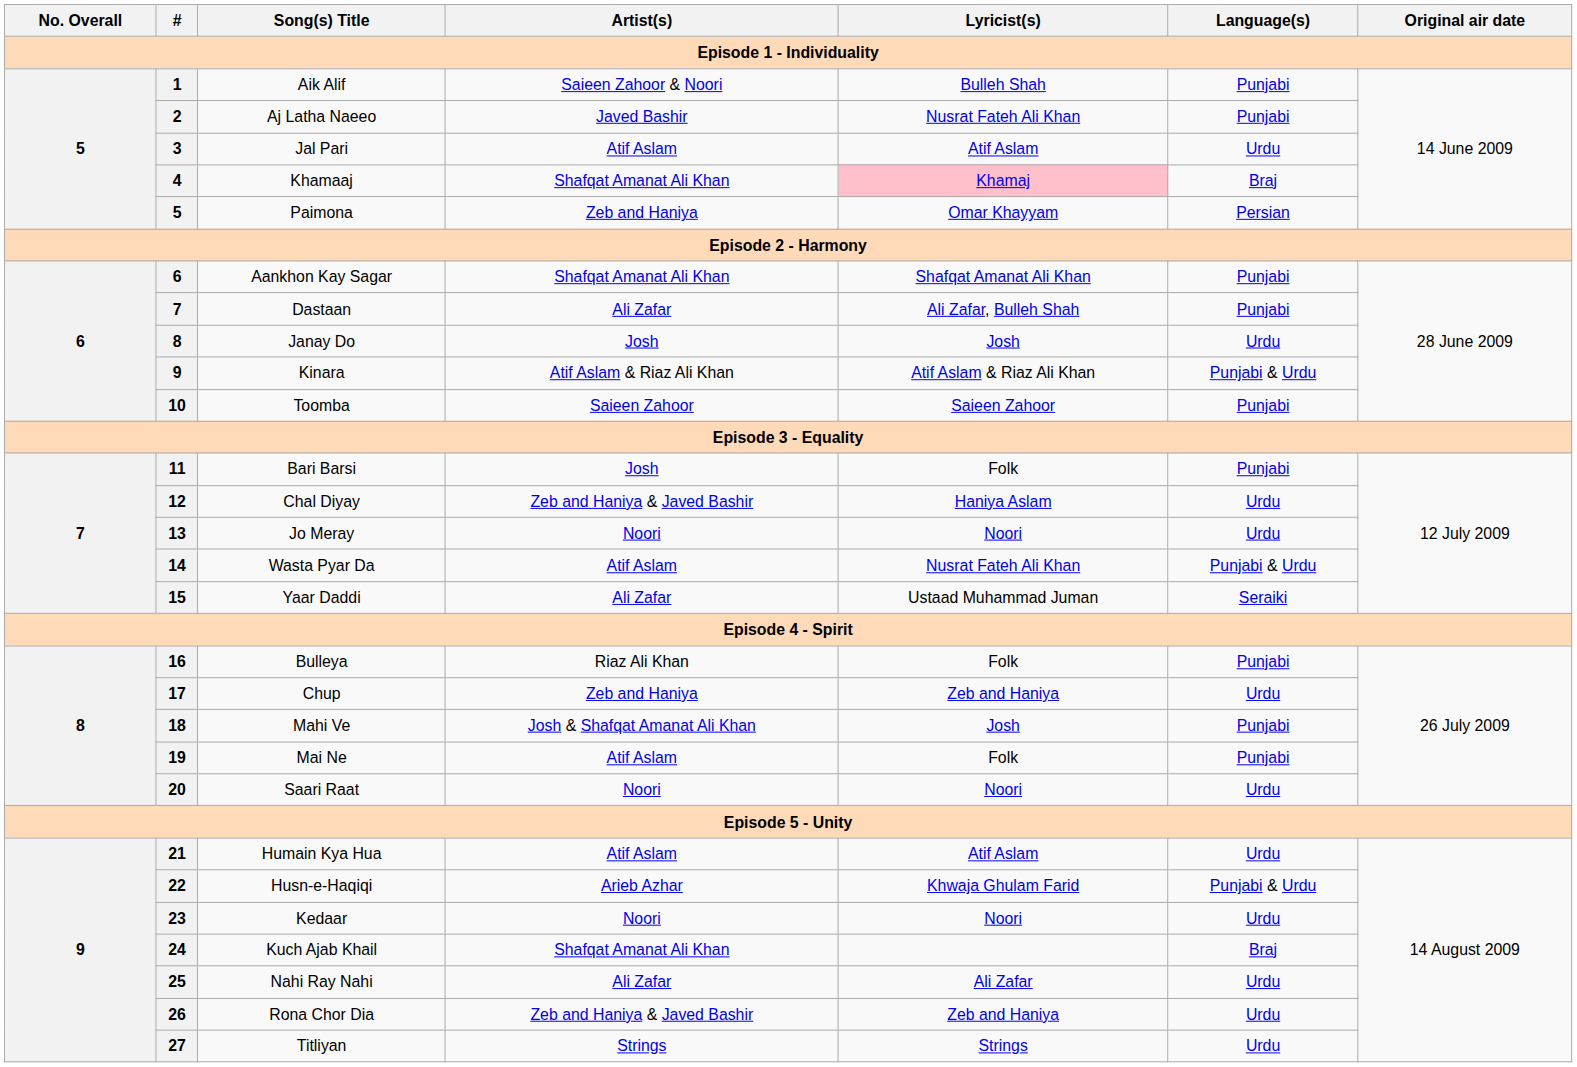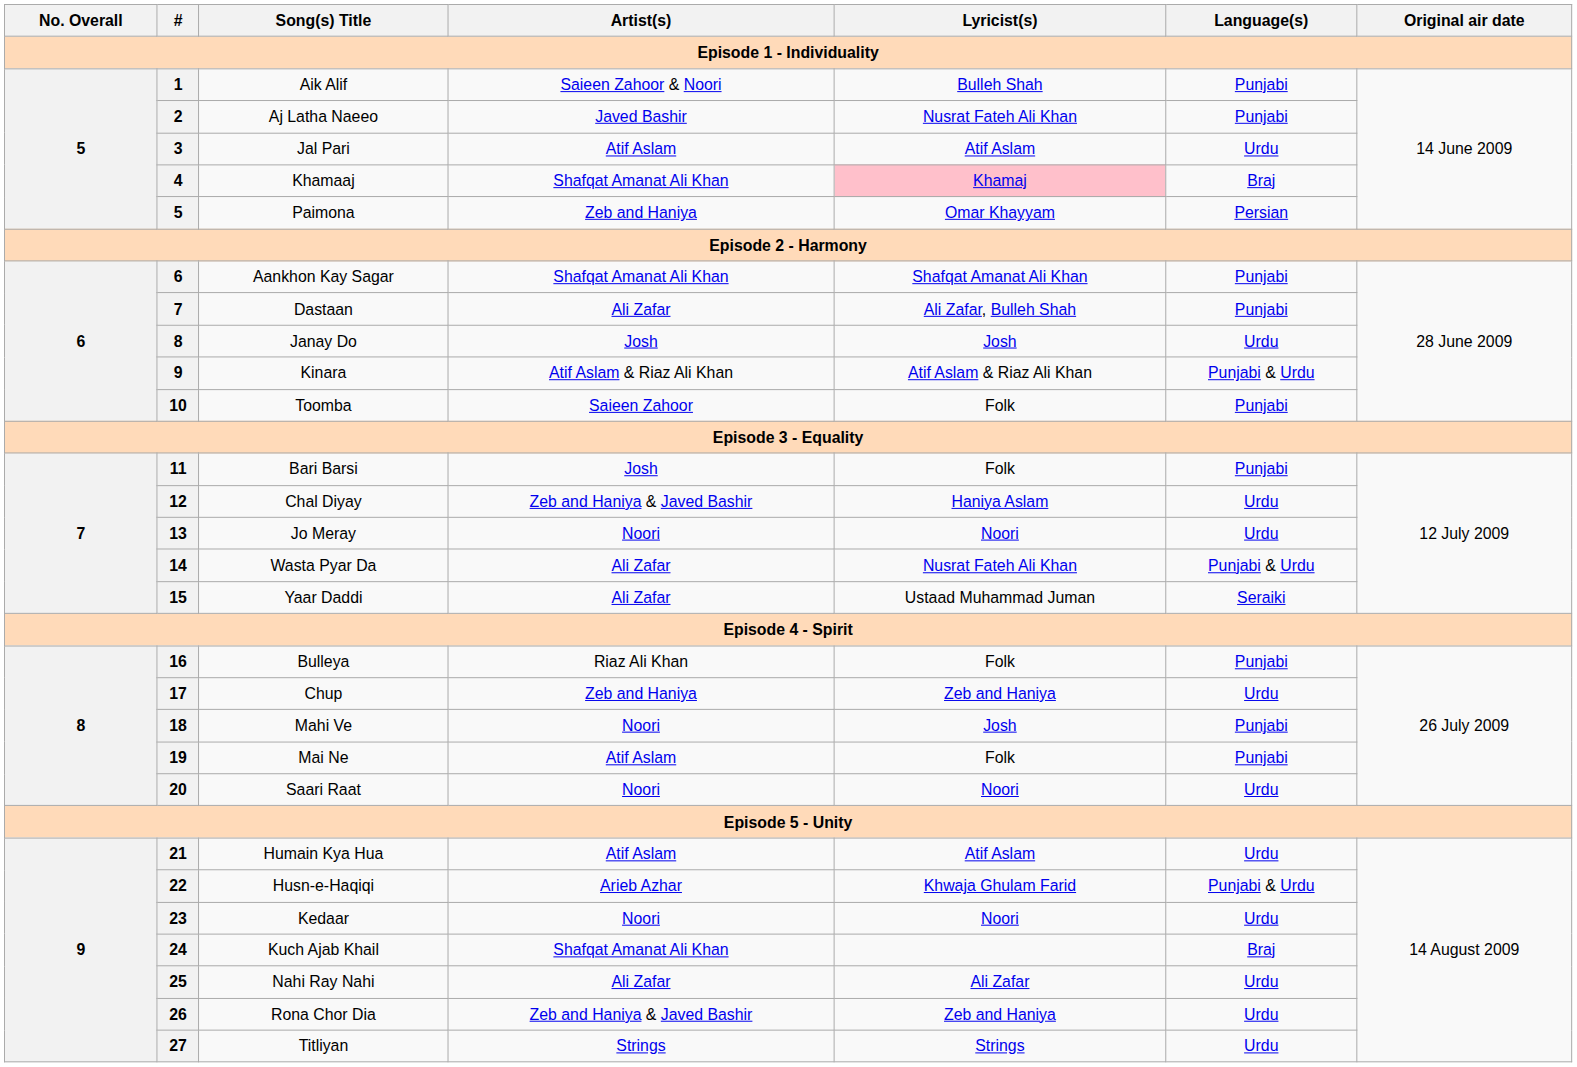(1003, 405) Saieen Zahoor -> (1000, 405) Folk
(642, 565) Atif Aslam -> (641, 565) Ali Zafar
(642, 726) Josh & Shafqat Amanat Ali Khan -> (641, 726) Noori
